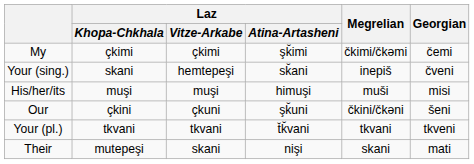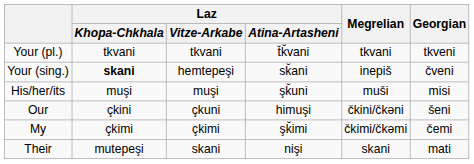rows swapped: (38, 52) <-> (38, 129)
(119, 71) normal -> (119, 71) bold
(293, 91) himuşi -> (293, 91) şǩuni
(293, 110) şǩuni -> (293, 110) himuşi
